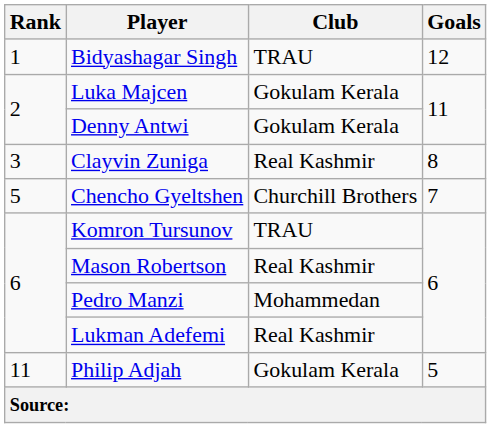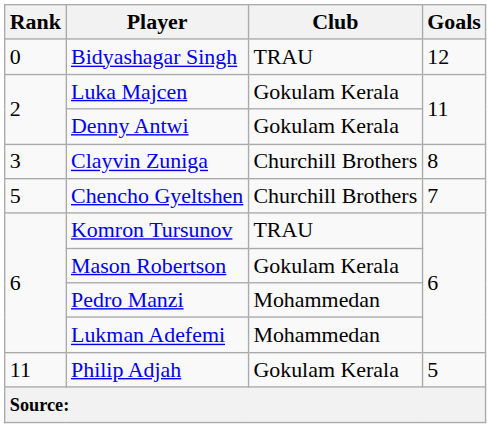(15, 56) 1 -> (15, 56) 0
(314, 160) Real Kashmir -> (335, 160) Churchill Brothers
(314, 265) Real Kashmir -> (326, 265) Gokulam Kerala
(314, 334) Real Kashmir -> (317, 334) Mohammedan
